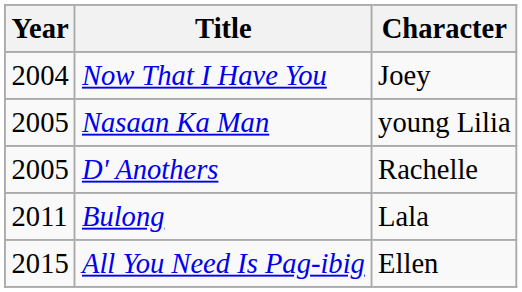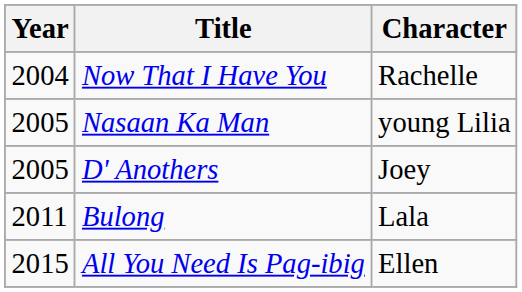(404, 75) Joey -> (428, 75) Rachelle
(428, 169) Rachelle -> (404, 169) Joey
